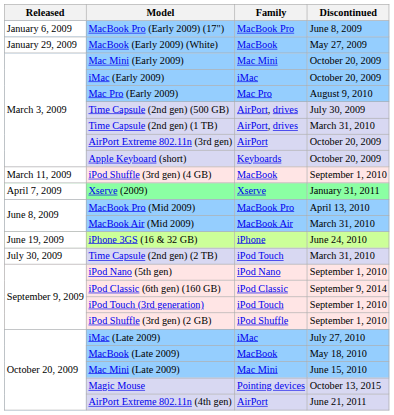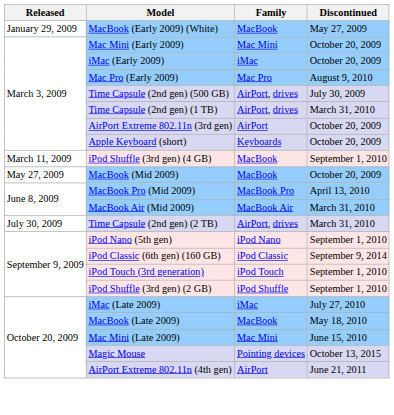- row: (156, 28)
- row: (118, 191)
+ row: (133, 175)
- row: (143, 239)
(260, 256) iPod Touch -> (267, 223) AirPort, drives
